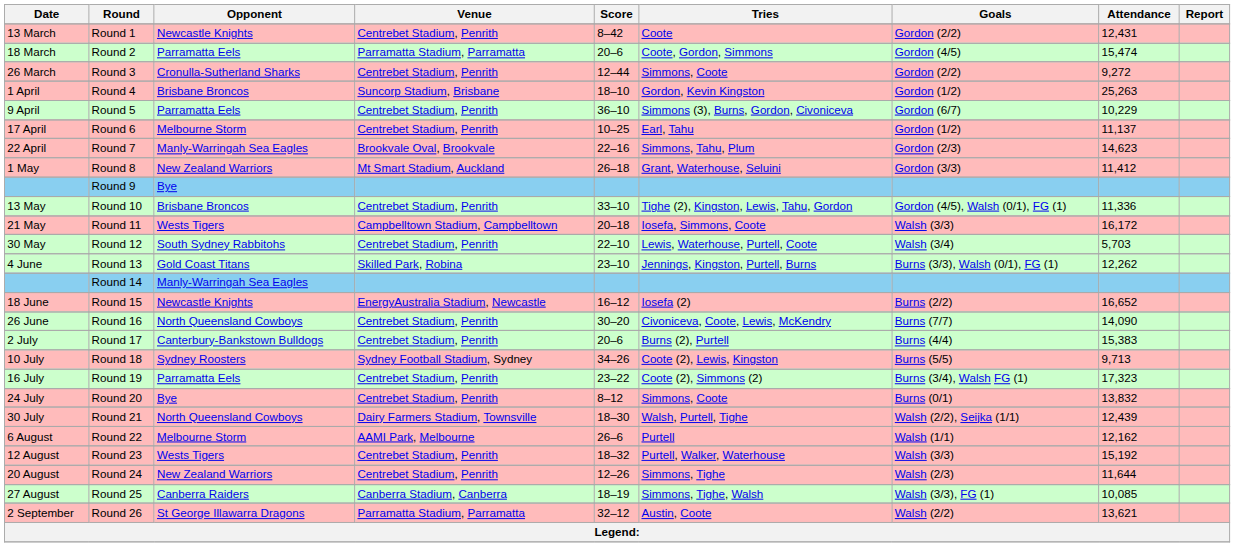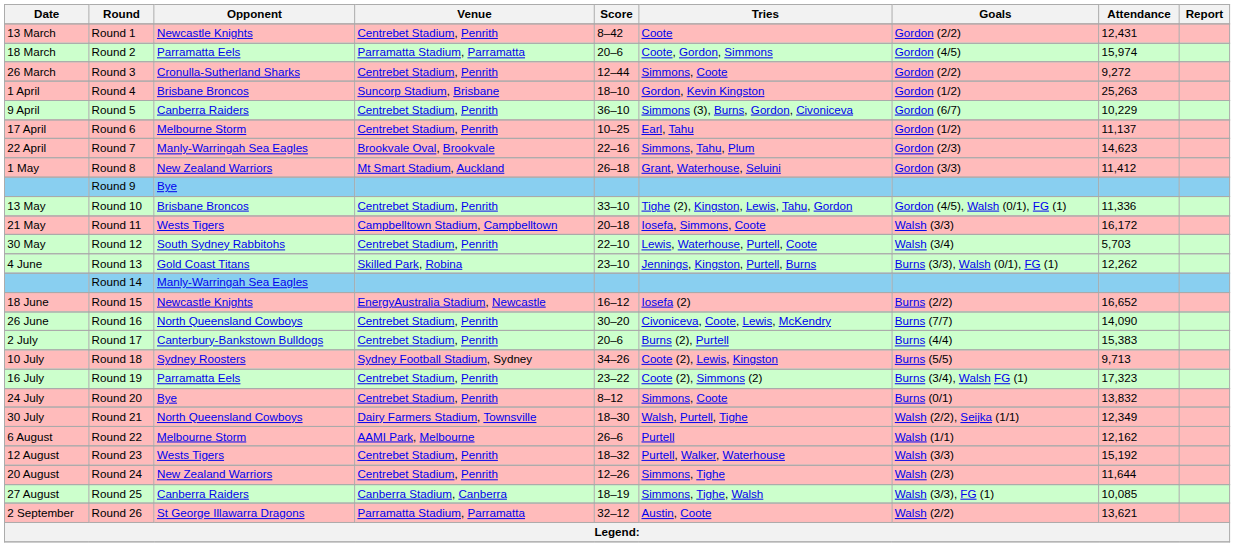(1119, 52) 15,474 -> (1119, 52) 15,974
(199, 110) Parramatta Eels -> (203, 110) Canberra Raiders
(1119, 417) 12,439 -> (1119, 417) 12,349
